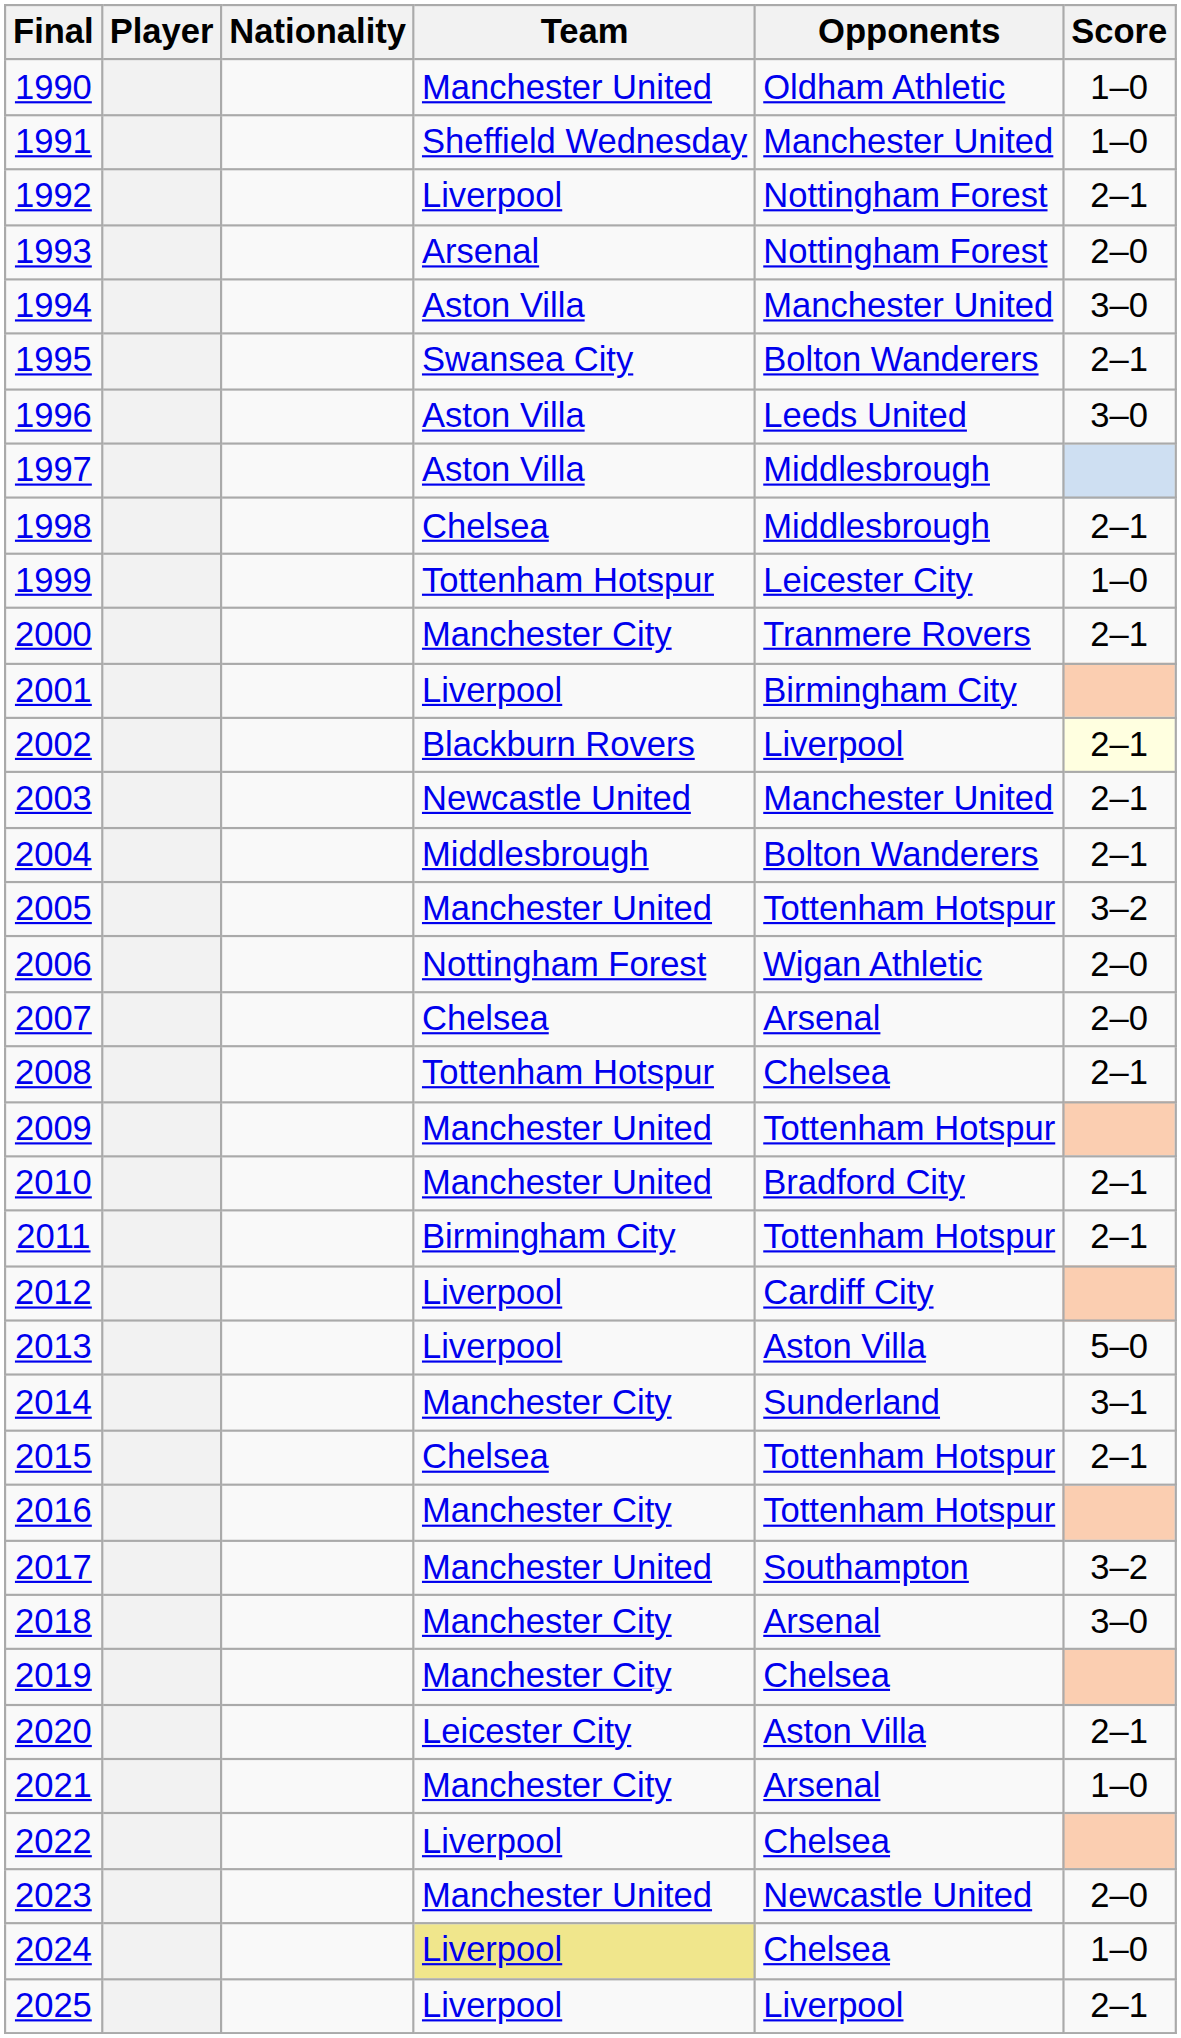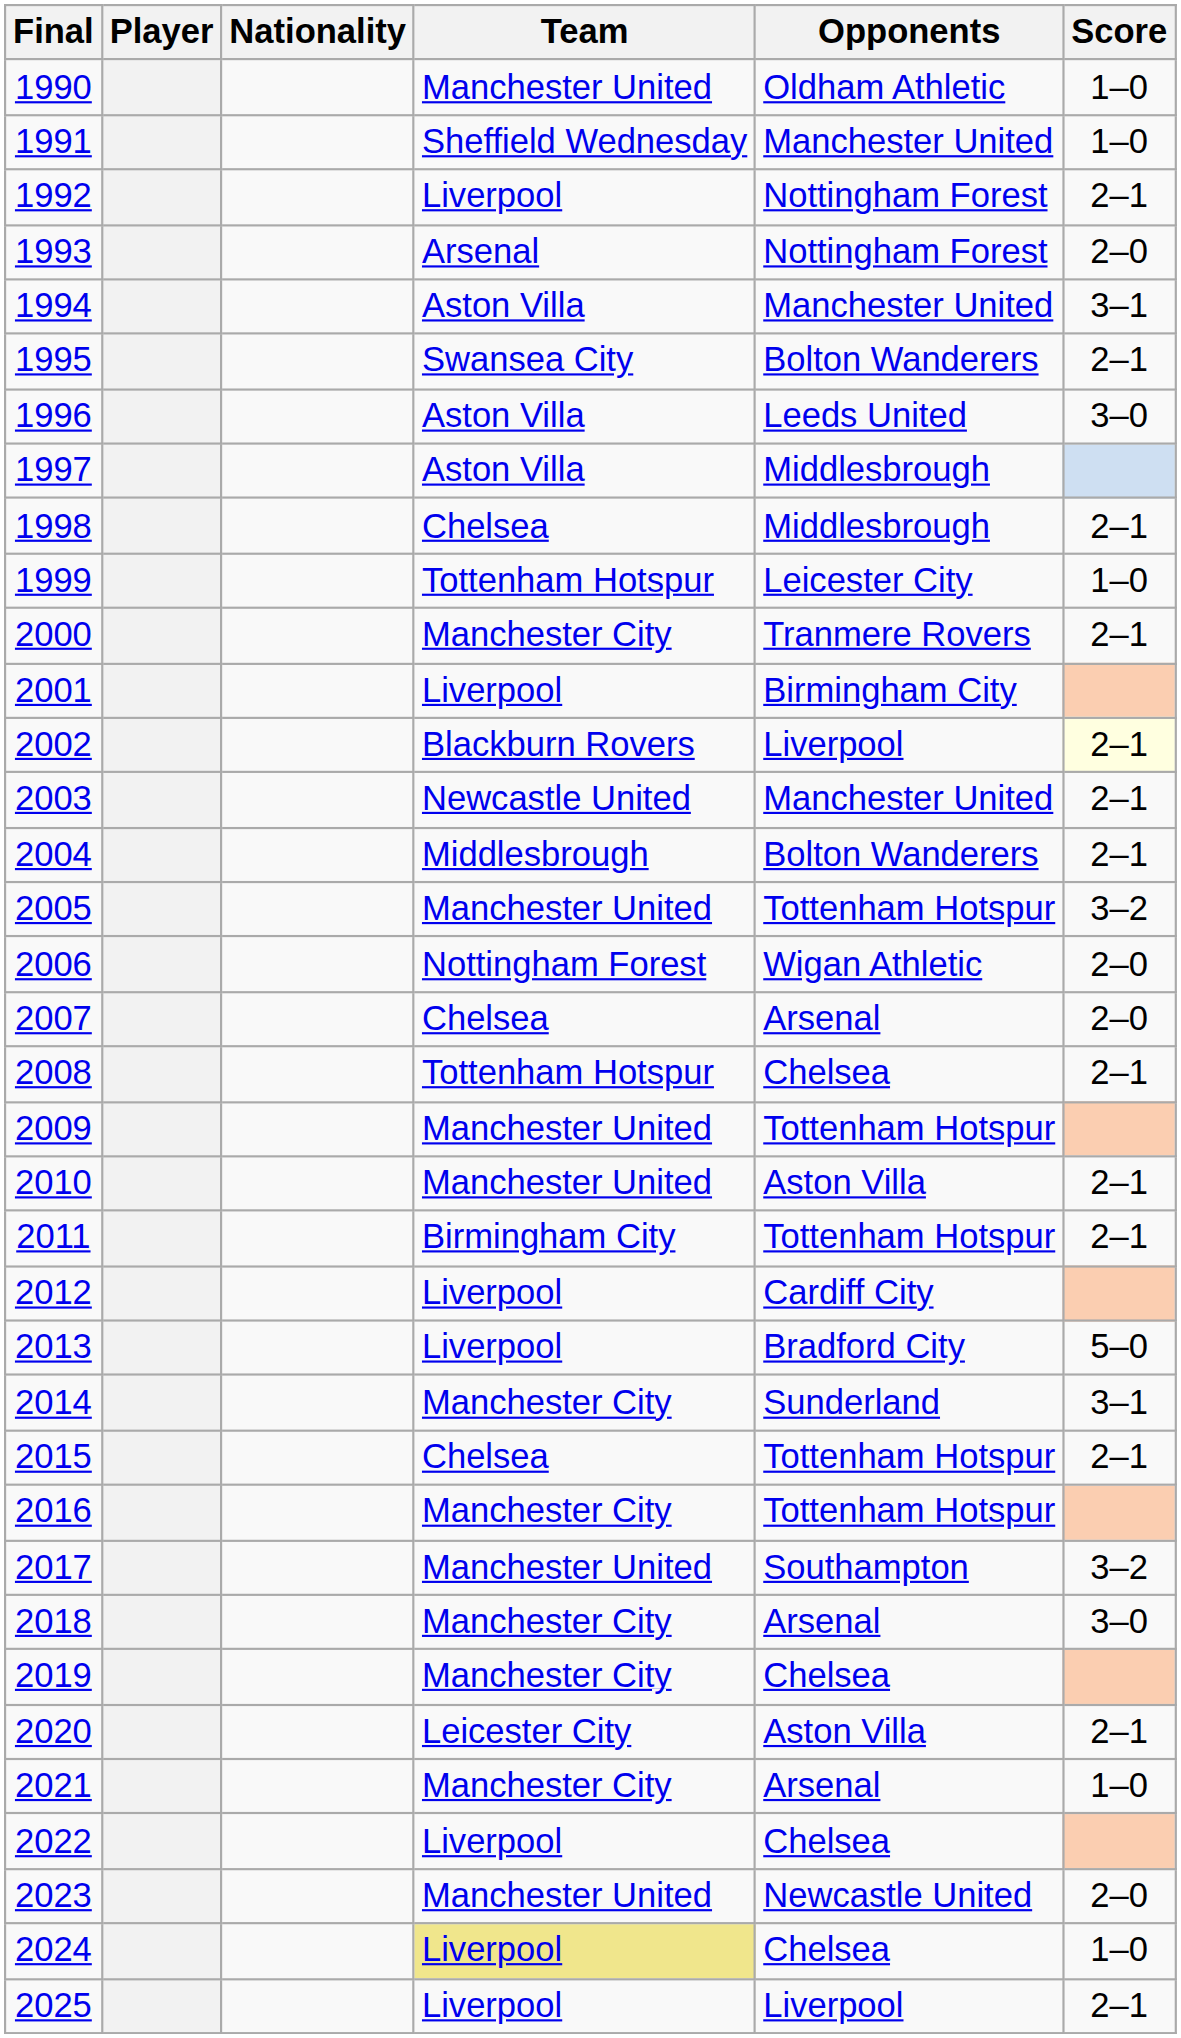(1119, 305) 3–0 -> (1119, 305) 3–1
(864, 1182) Bradford City -> (845, 1182) Aston Villa
(845, 1347) Aston Villa -> (864, 1347) Bradford City
